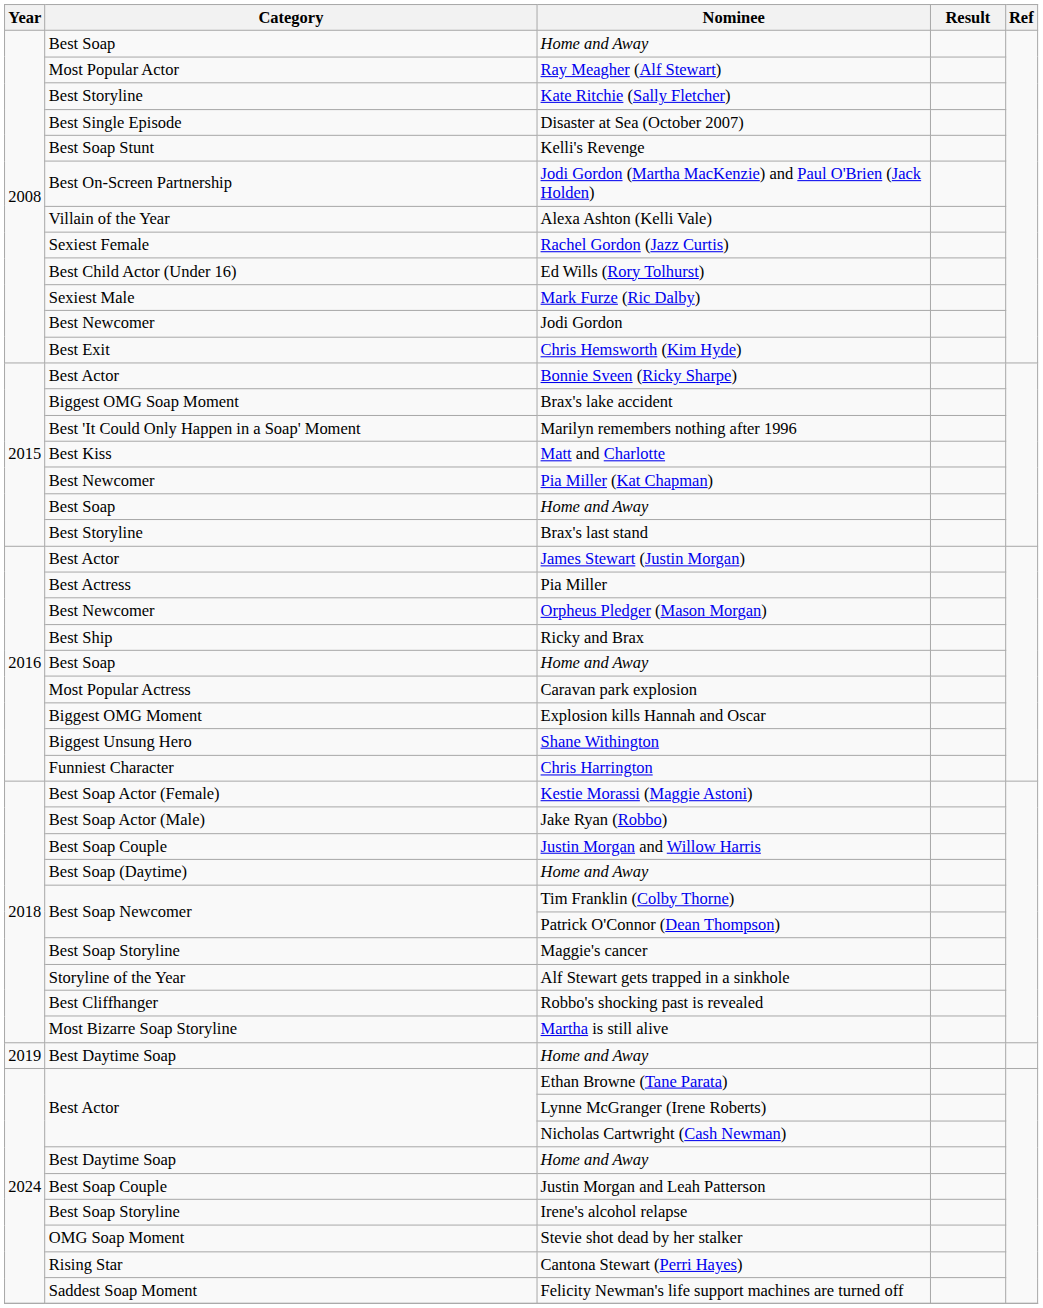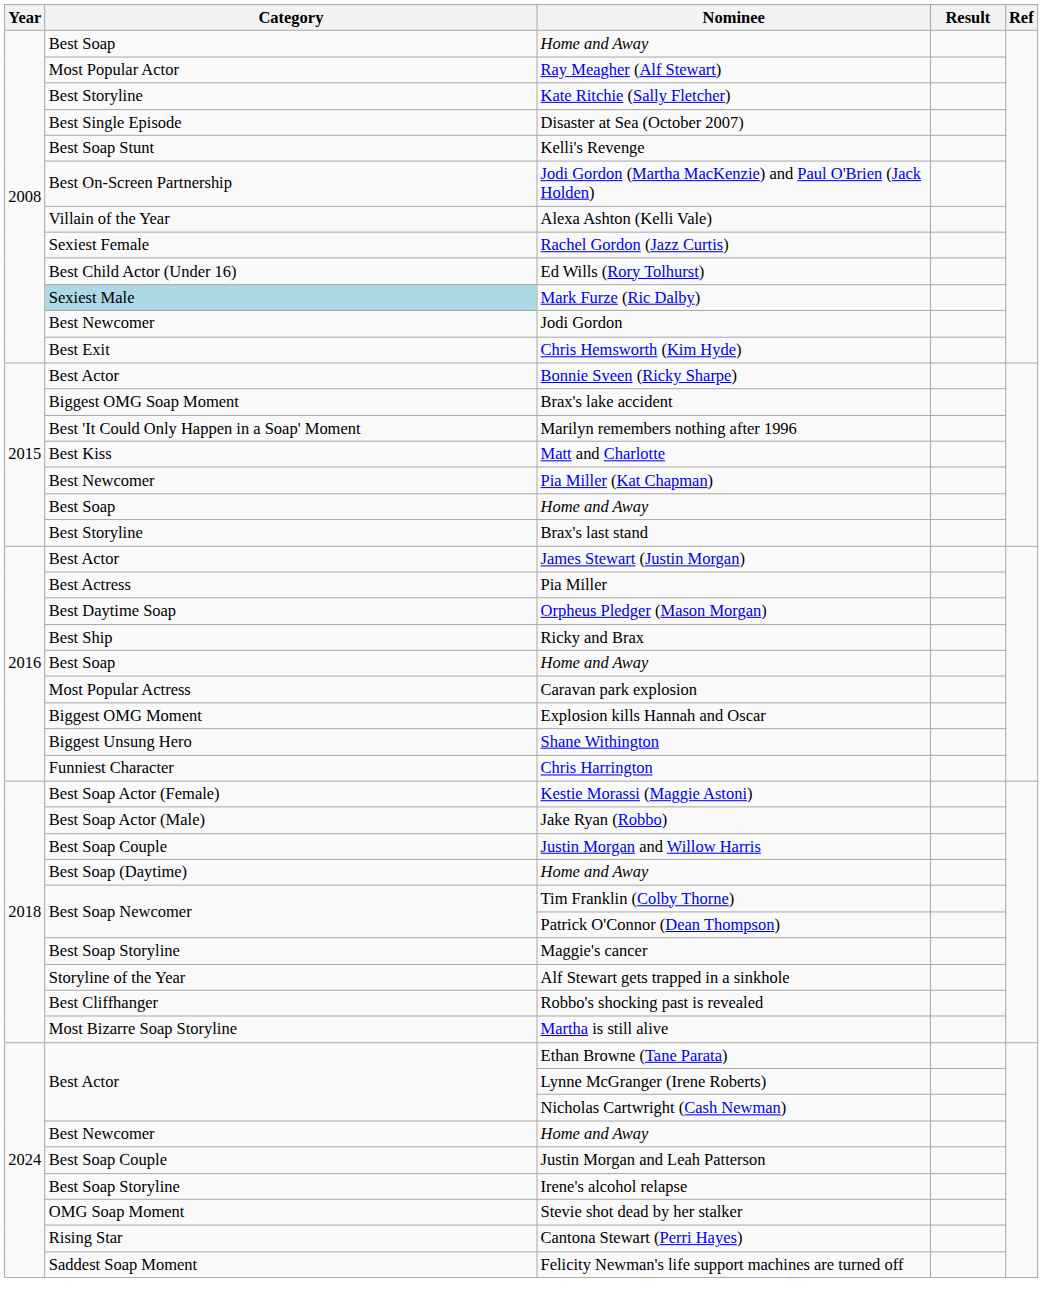(92, 297) no background -> (92, 297) lightblue background
(102, 611) Best Newcomer -> (112, 611) Best Daytime Soap
- row: (25, 1055)
(112, 1159) Best Daytime Soap -> (102, 1133) Best Newcomer
